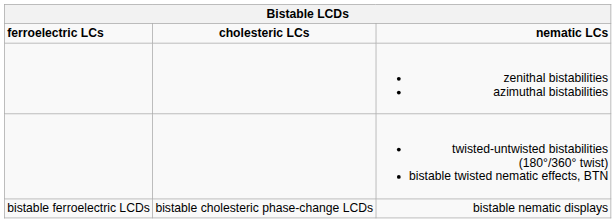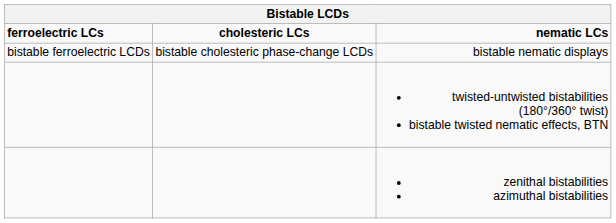rows swapped: (541, 208) <-> (493, 85)
